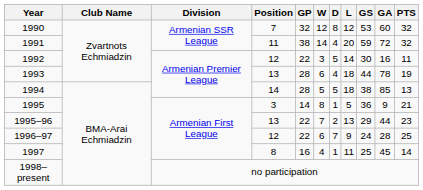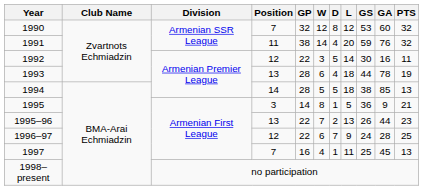(385, 43) 72 -> (385, 43) 76
(366, 121) 29 -> (366, 121) 26
(274, 152) 8 -> (274, 152) 7
(406, 152) 14 -> (406, 152) 13
